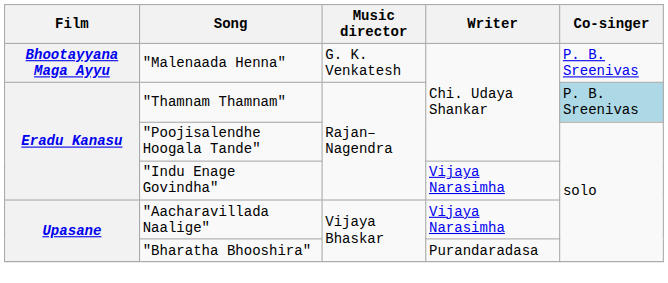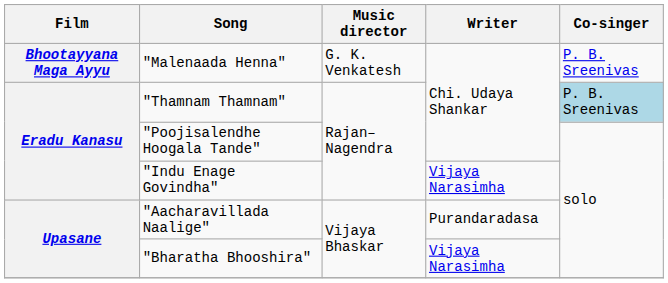(467, 219) Vijaya Narasimha -> (484, 219) Purandaradasa
(484, 250) Purandaradasa -> (467, 259) Vijaya Narasimha
